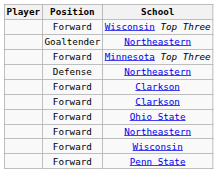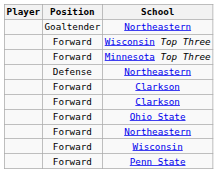rows swapped: (72, 42) <-> (72, 27)
